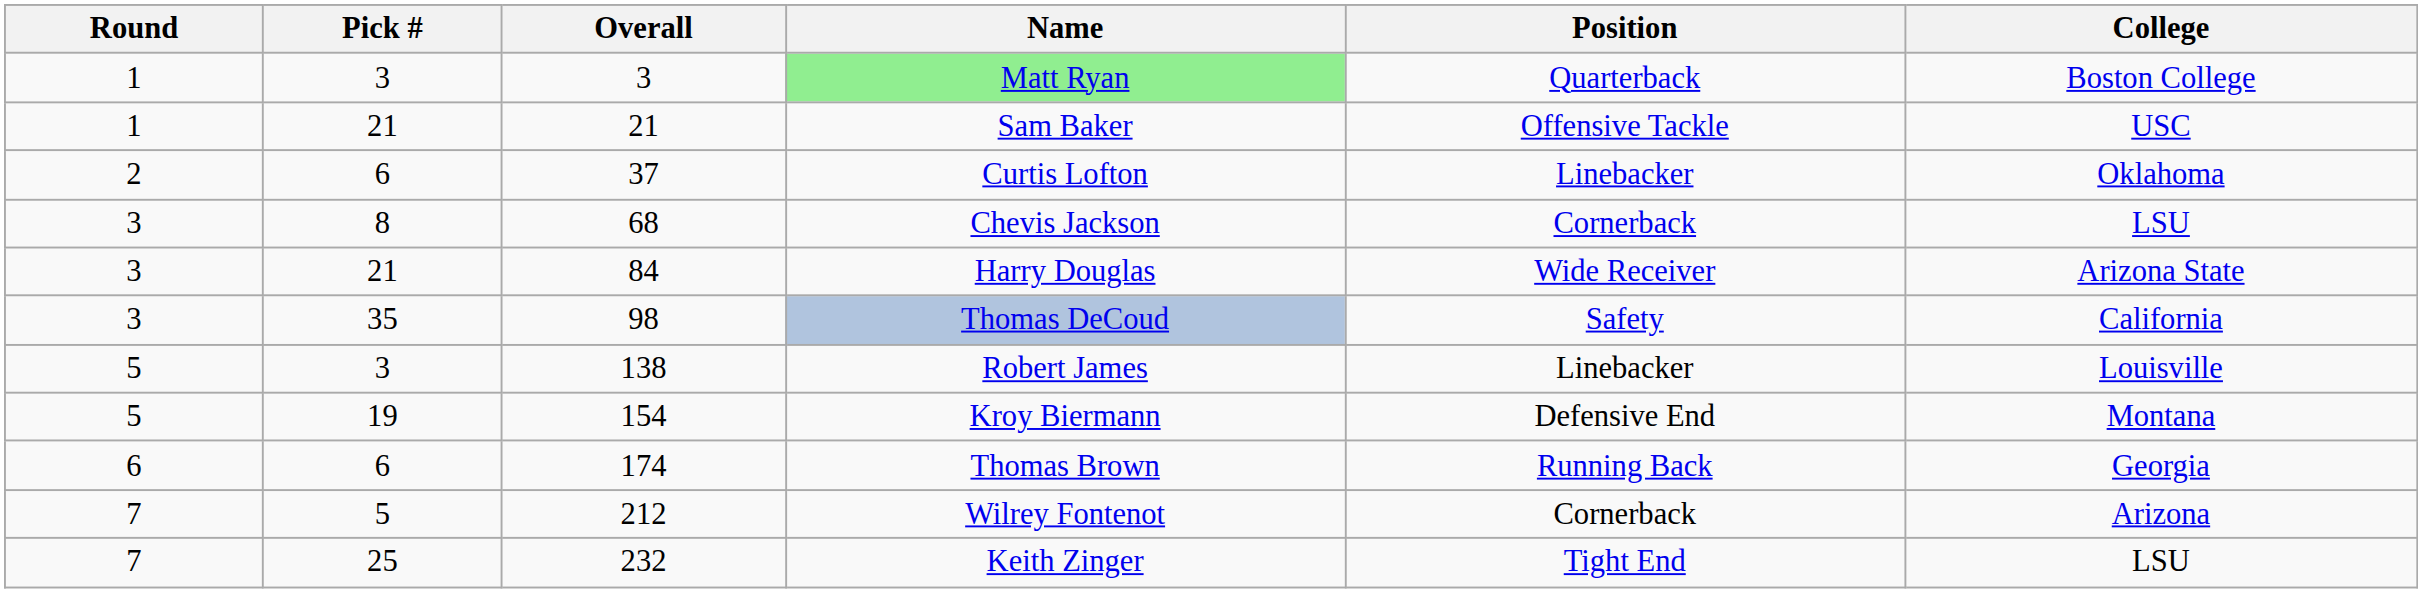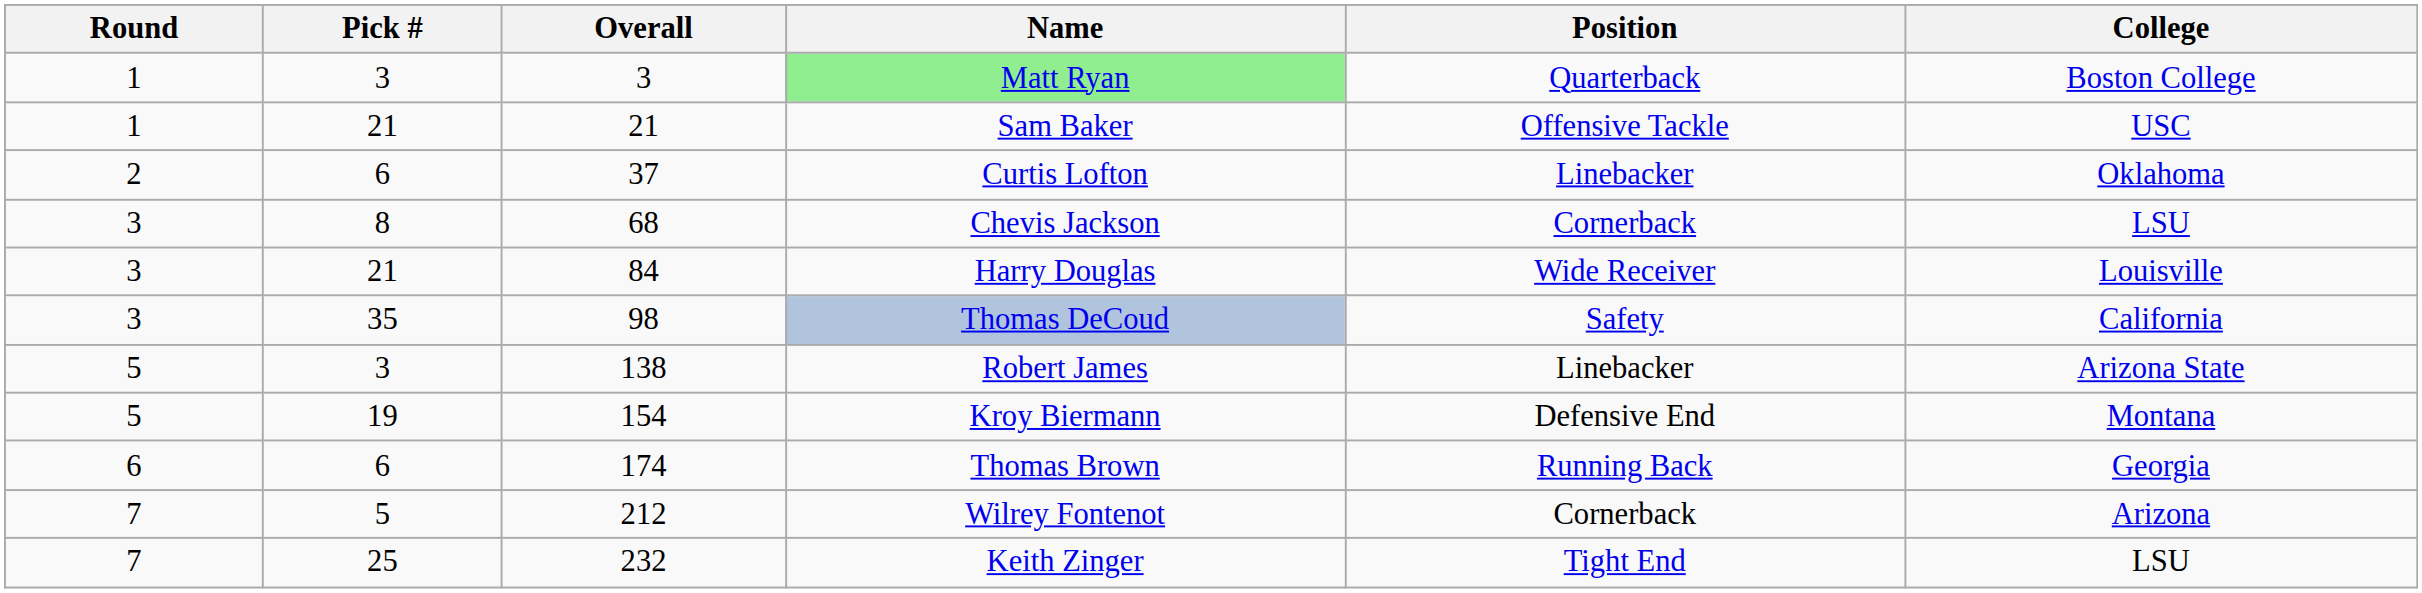(2161, 271) Arizona State -> (2161, 271) Louisville
(2161, 367) Louisville -> (2161, 367) Arizona State
